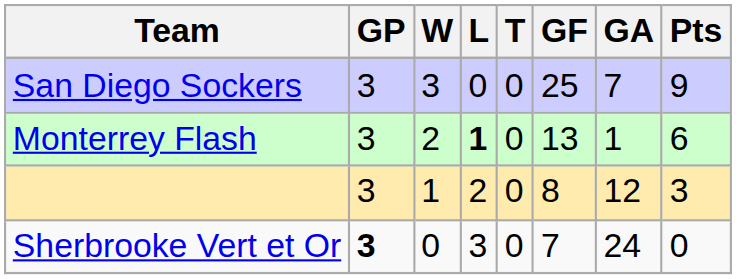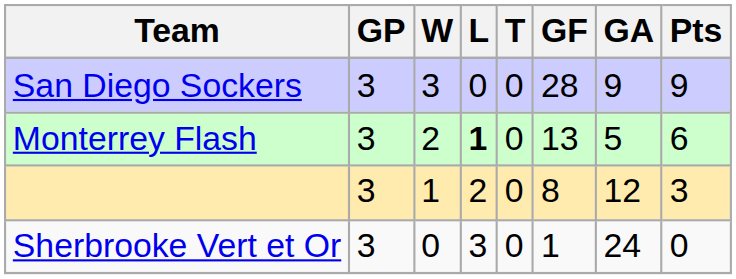(560, 84) 25 -> (560, 84) 28
(613, 84) 7 -> (613, 84) 9
(613, 138) 1 -> (613, 138) 5
(366, 245) bold -> (366, 245) normal
(550, 245) 7 -> (550, 245) 1
